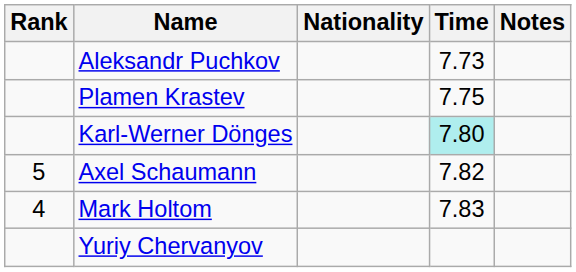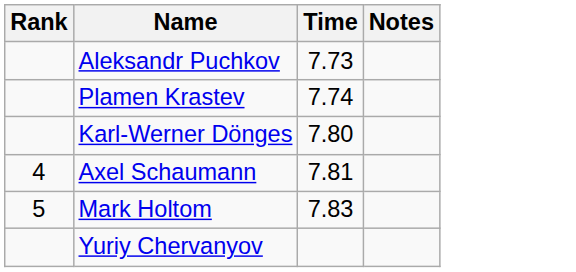- column: (363, 23)
(462, 97) 7.75 -> (331, 97) 7.74
(462, 135) paleturquoise background -> (331, 135) no background
(39, 172) 5 -> (39, 172) 4
(462, 172) 7.82 -> (331, 172) 7.81
(39, 209) 4 -> (39, 209) 5
